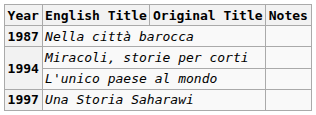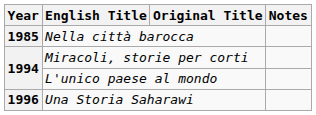(23, 36) 1987 -> (23, 36) 1985
(23, 100) 1997 -> (23, 100) 1996
